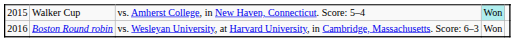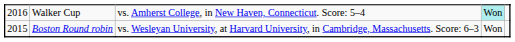(17, 12) 2015 -> (17, 12) 2016
(17, 28) 2016 -> (17, 28) 2015
